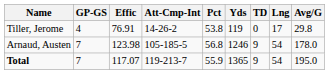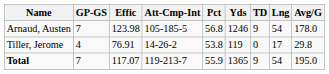rows swapped: (39, 45) <-> (35, 28)
